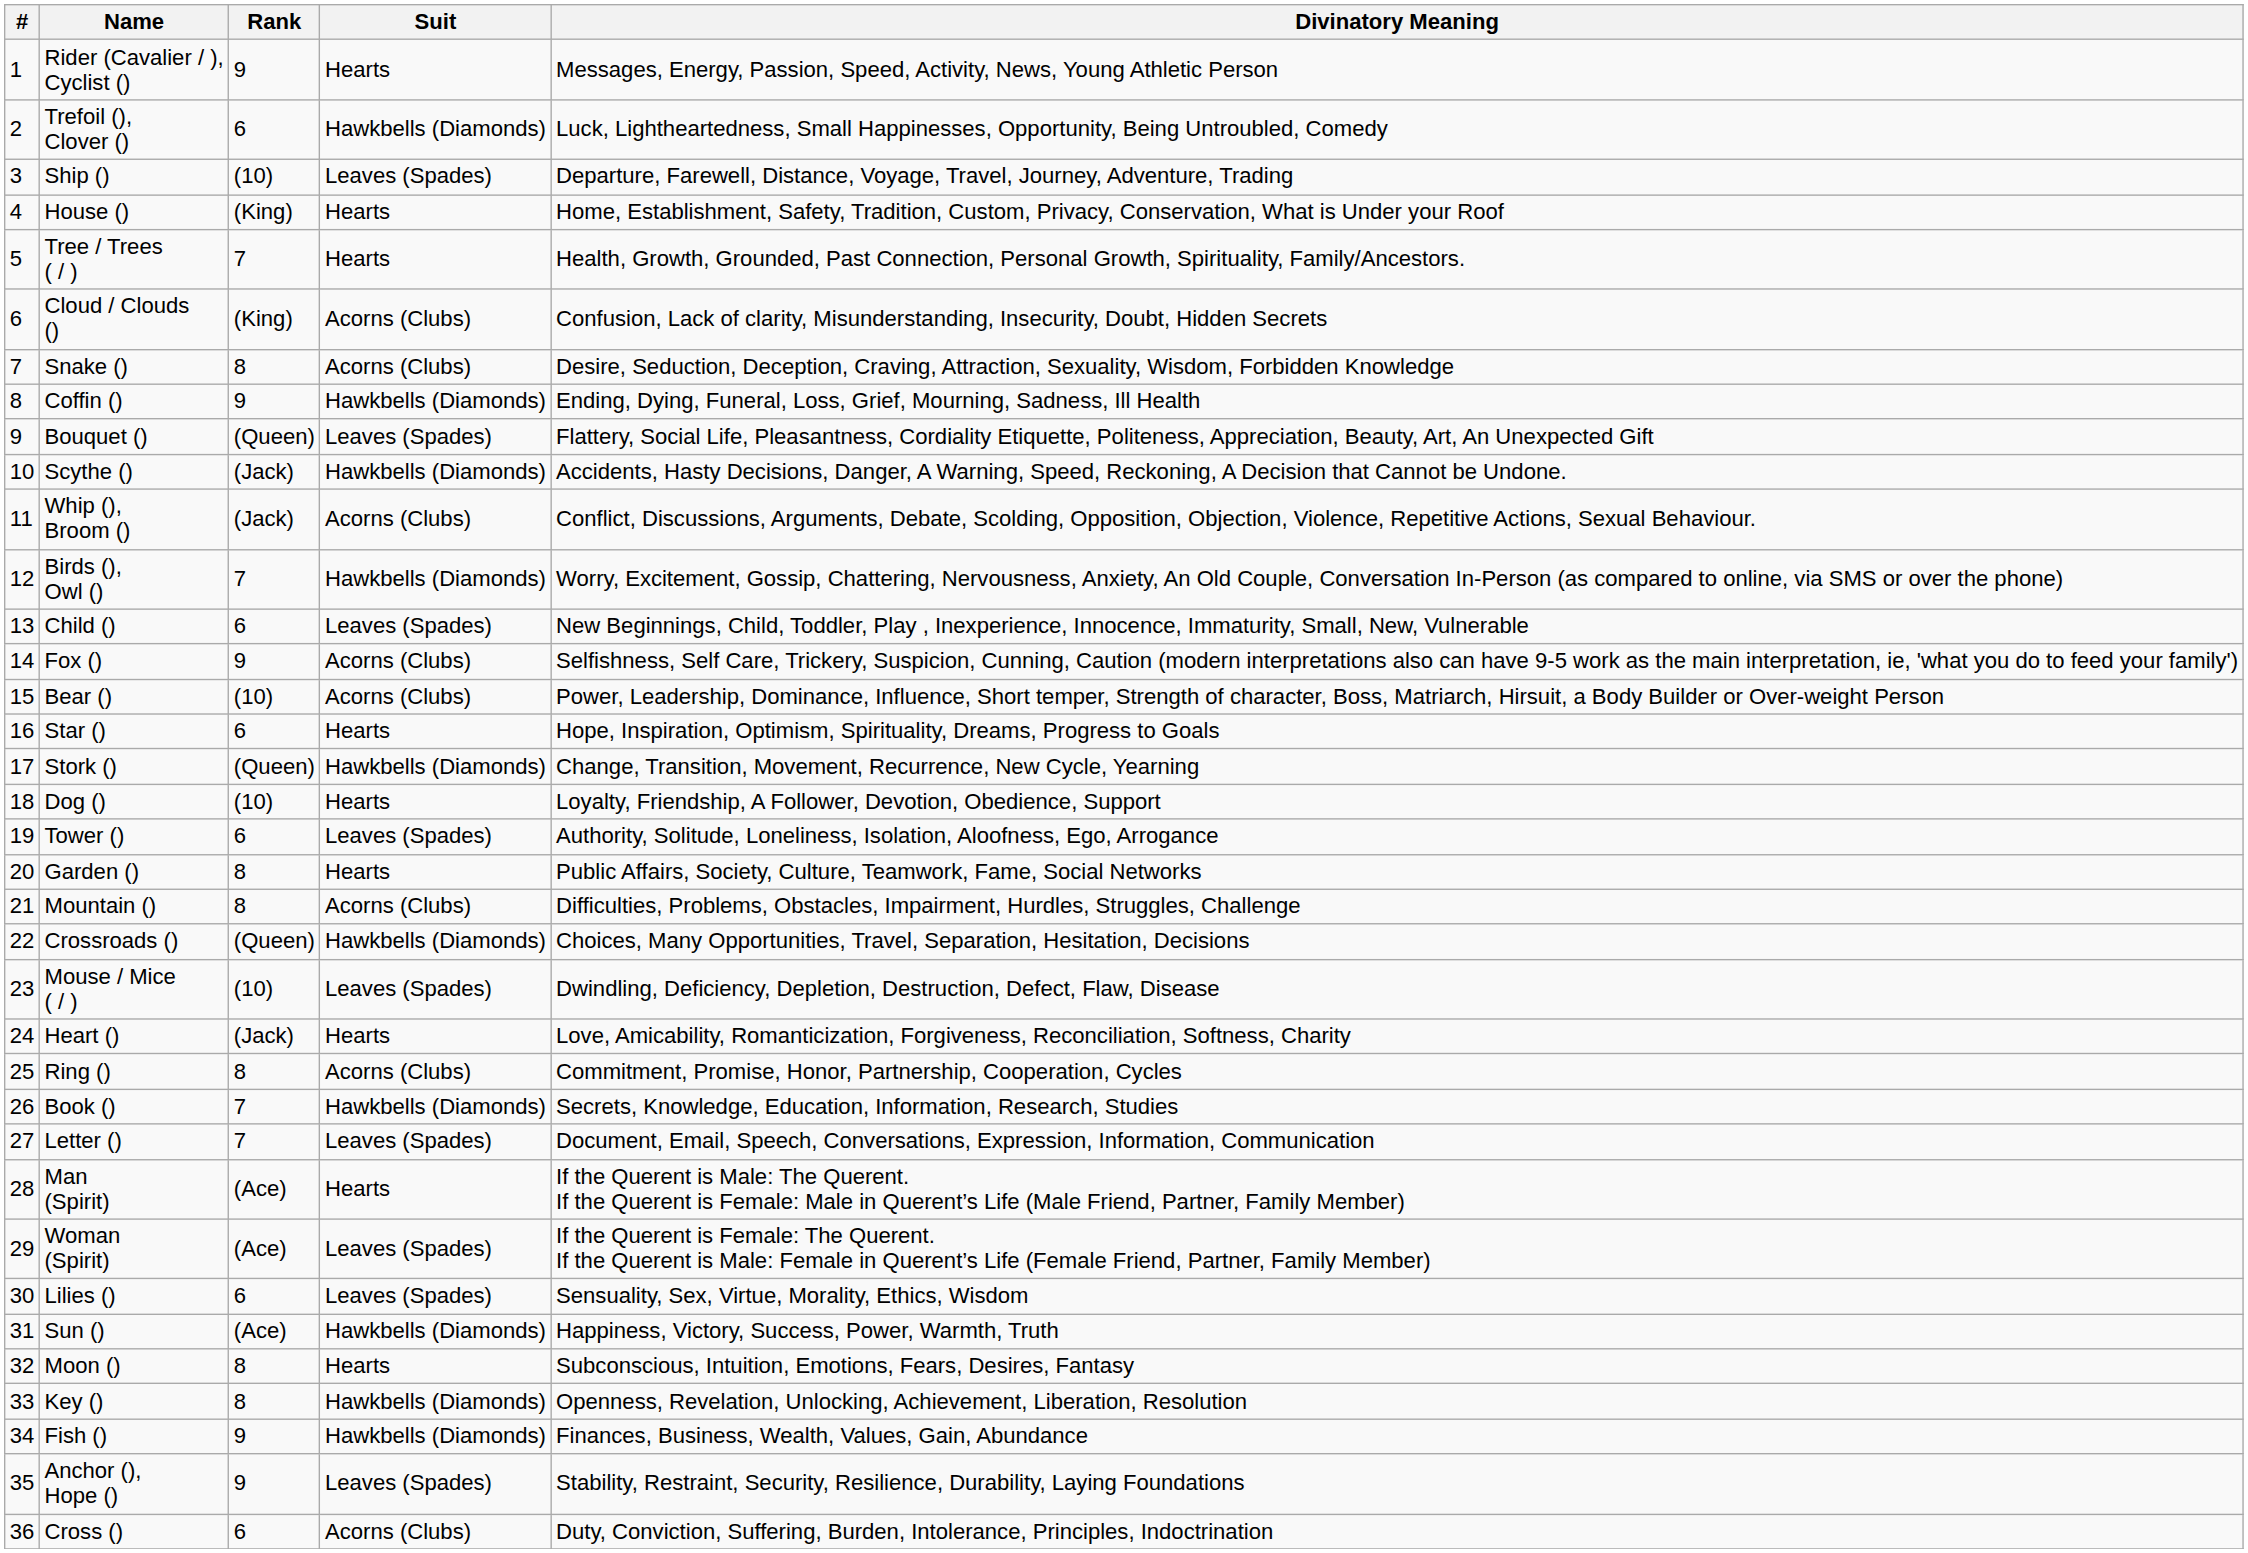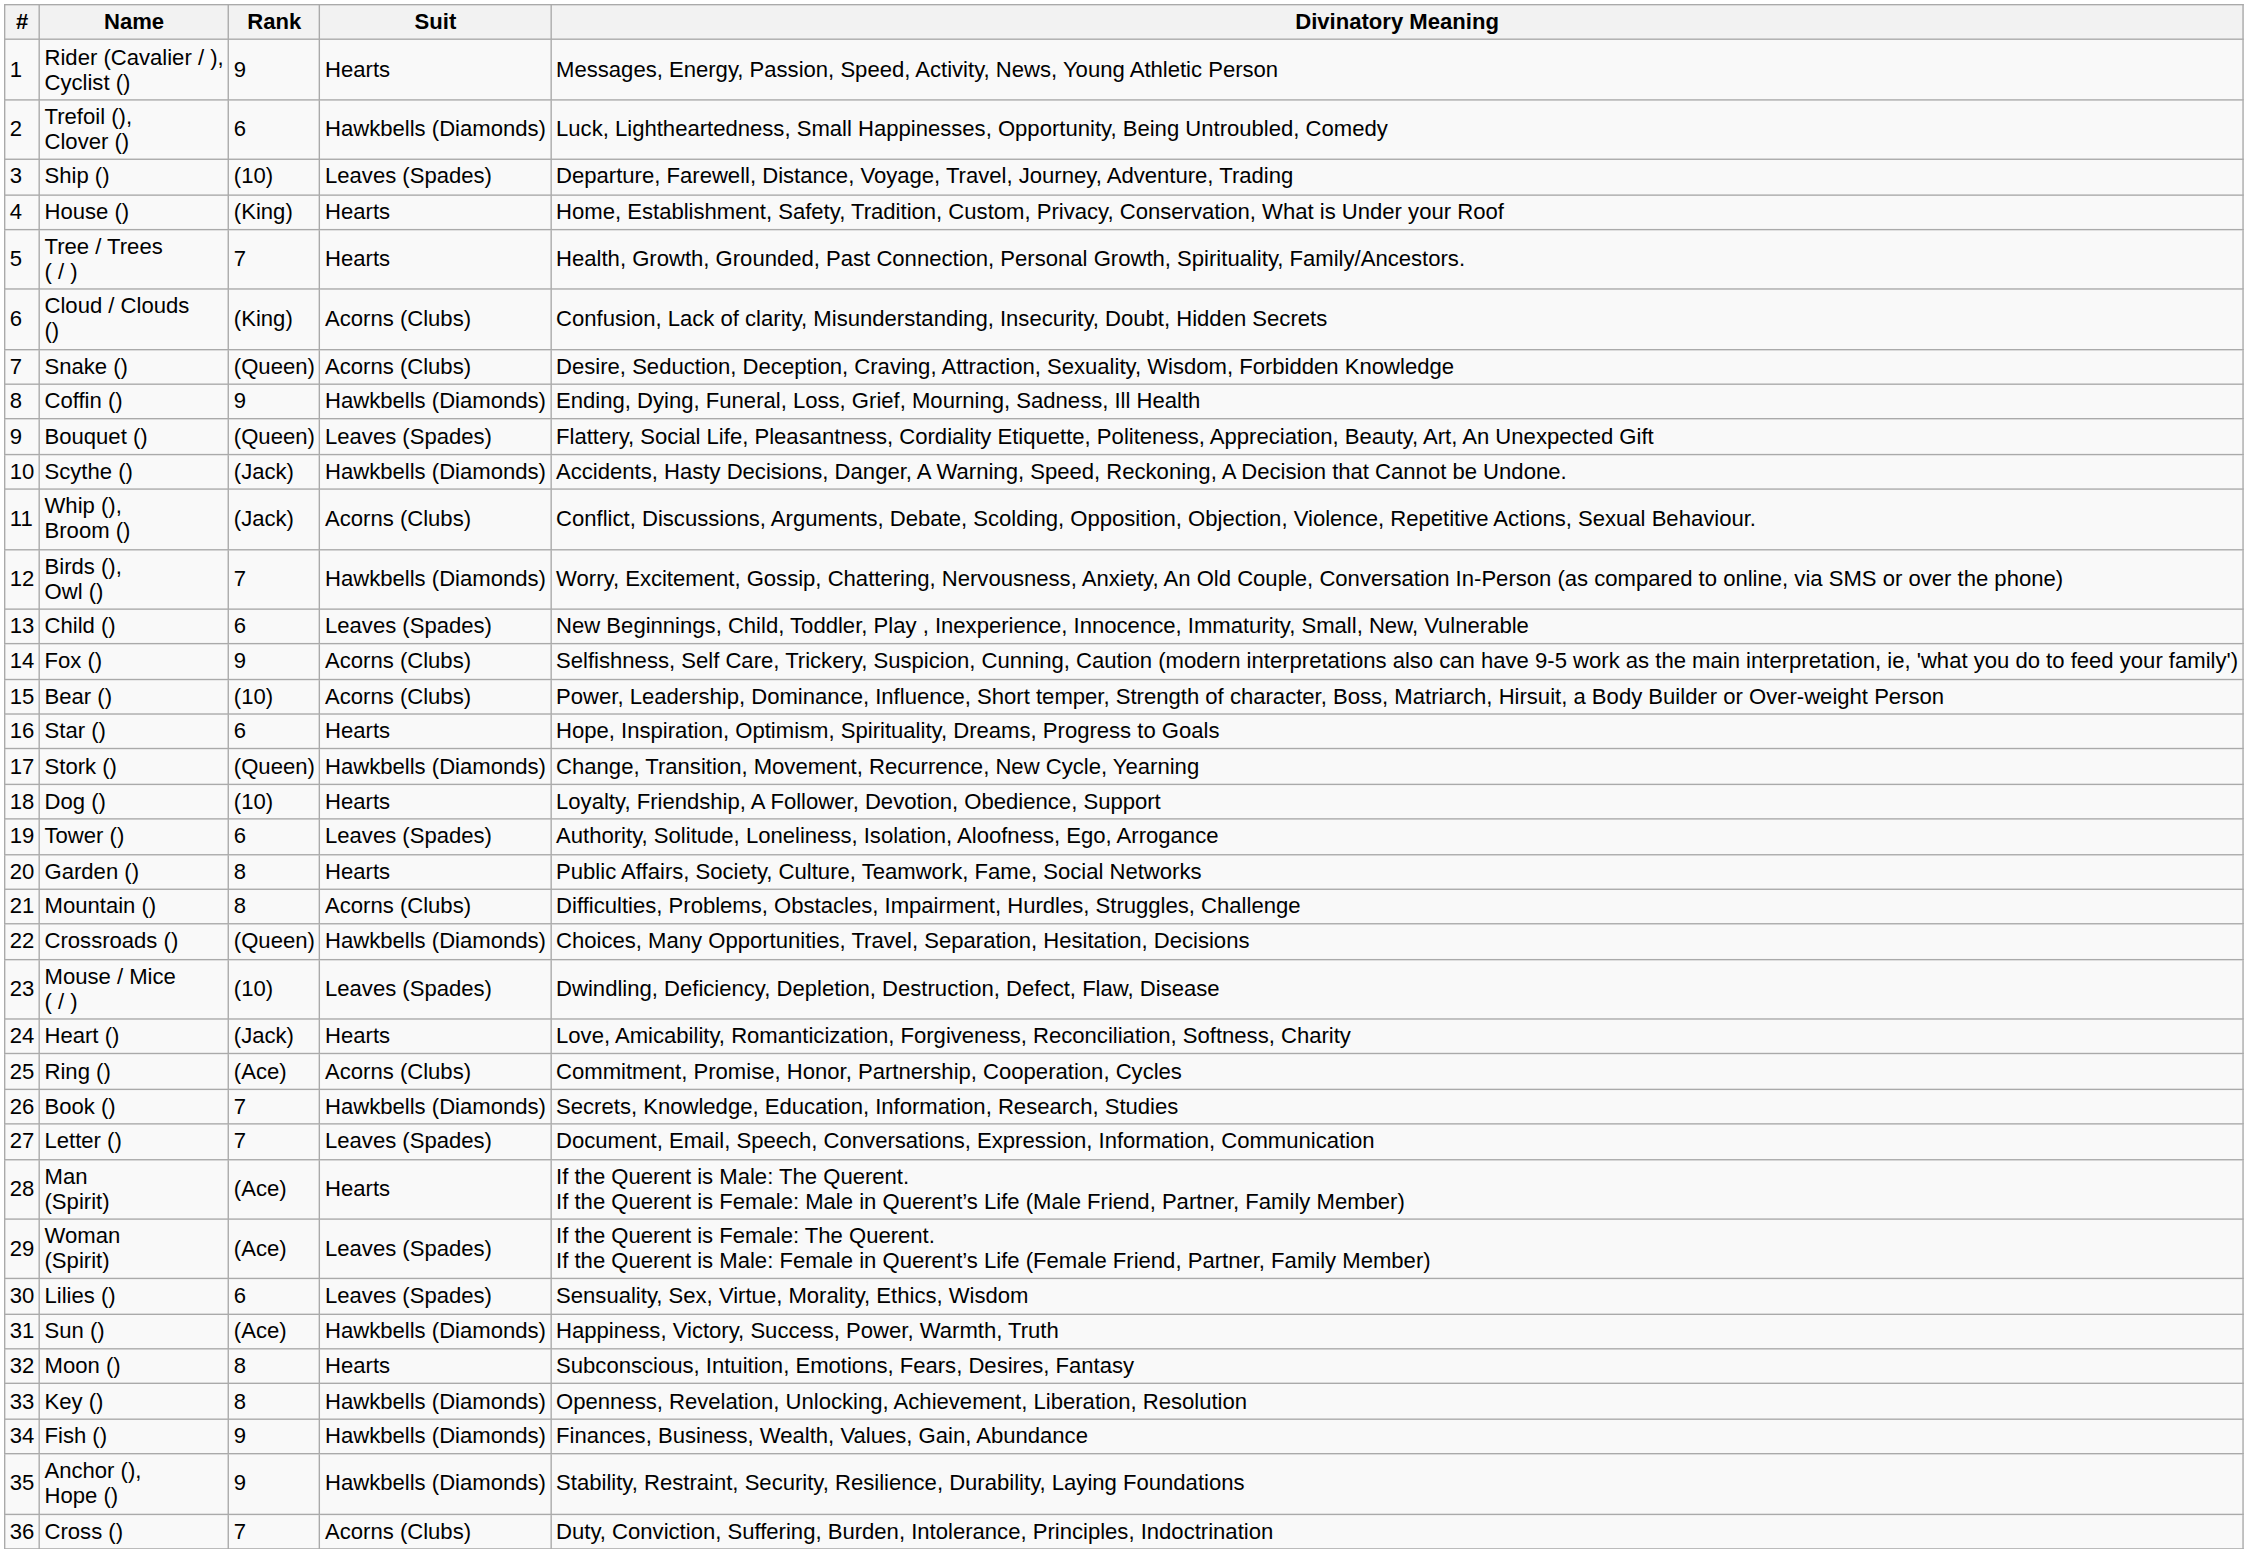(240, 366) 8 -> (274, 366) (Queen)
(240, 1071) 8 -> (260, 1071) (Ace)
(408, 1483) Leaves (Spades) -> (435, 1483) Hawkbells (Diamonds)
(240, 1531) 6 -> (240, 1531) 7
